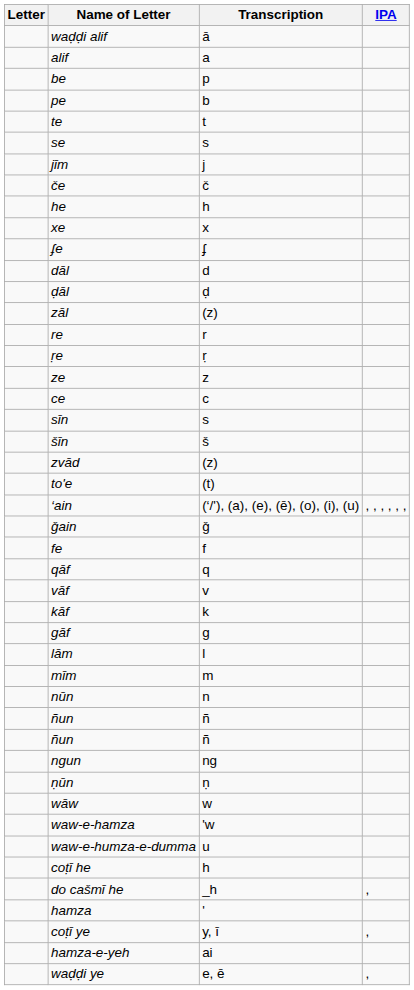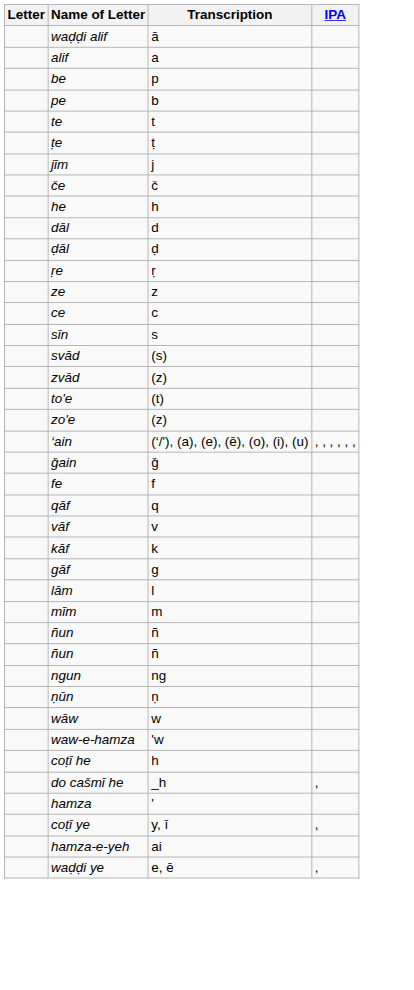+ row: (57, 143)
- row: (58, 143)
- row: (58, 228)
- row: (57, 249)
- row: (60, 313)
- row: (57, 334)
- row: (60, 441)
+ row: (65, 356)
+ row: (63, 420)
- row: (62, 697)
- row: (124, 846)
